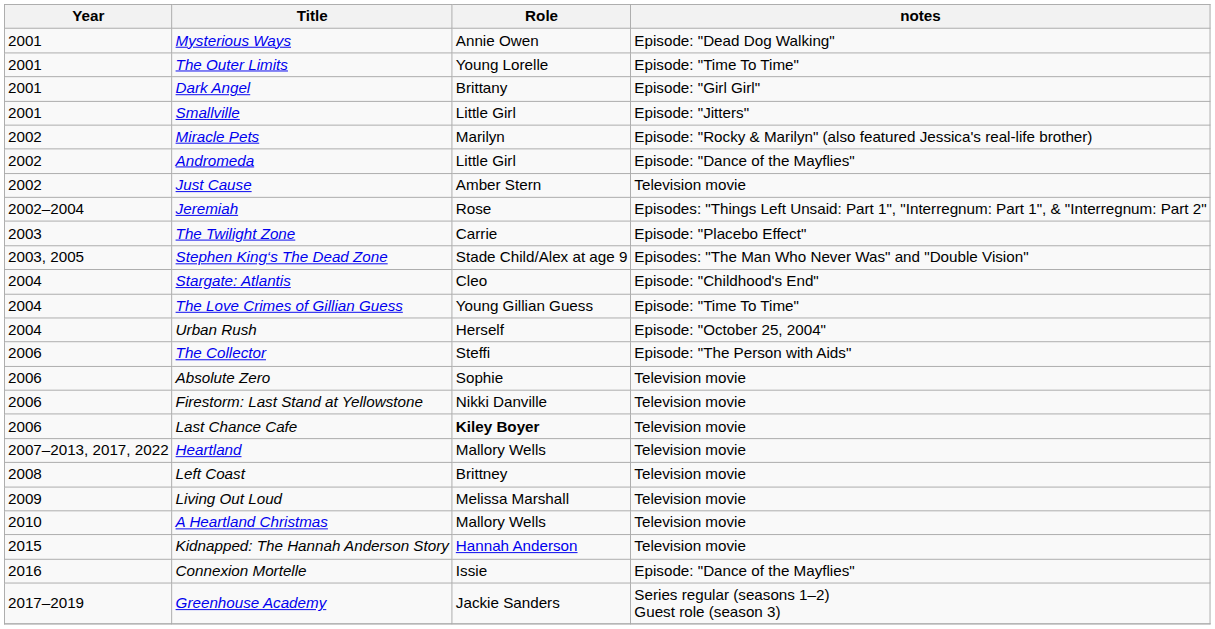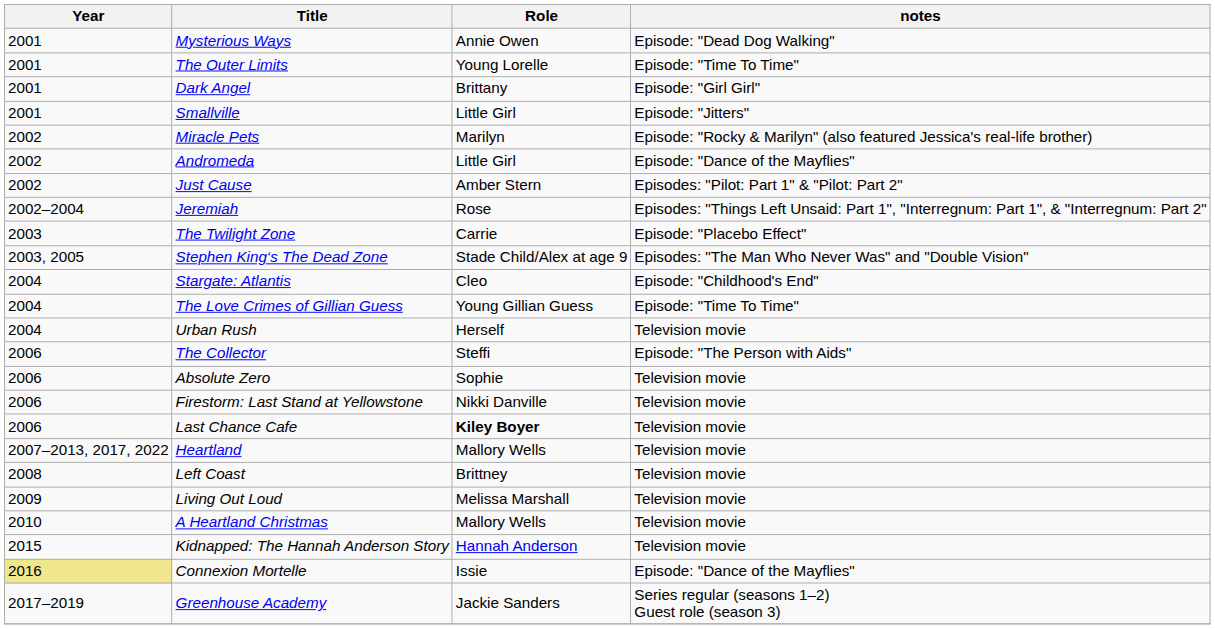(690, 185) Television movie -> (769, 185) Episodes: "Pilot: Part 1" & "Pilot: Part 2"
(730, 329) Episode: "October 25, 2004" -> (690, 329) Television movie
(25, 570) no background -> (25, 570) khaki background
